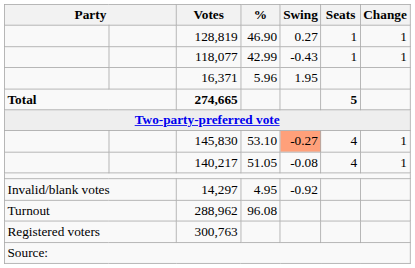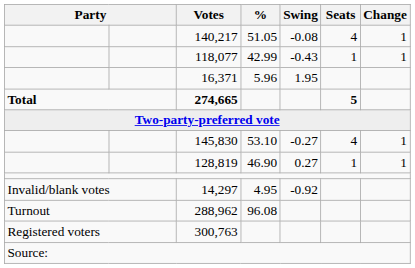rows swapped: (216, 162) <-> (216, 36)
(304, 141) lightsalmon background -> (304, 141) no background
